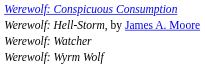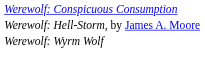- row: (48, 41)
